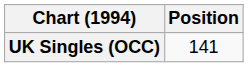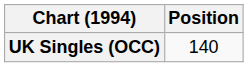(204, 47) 141 -> (204, 47) 140
